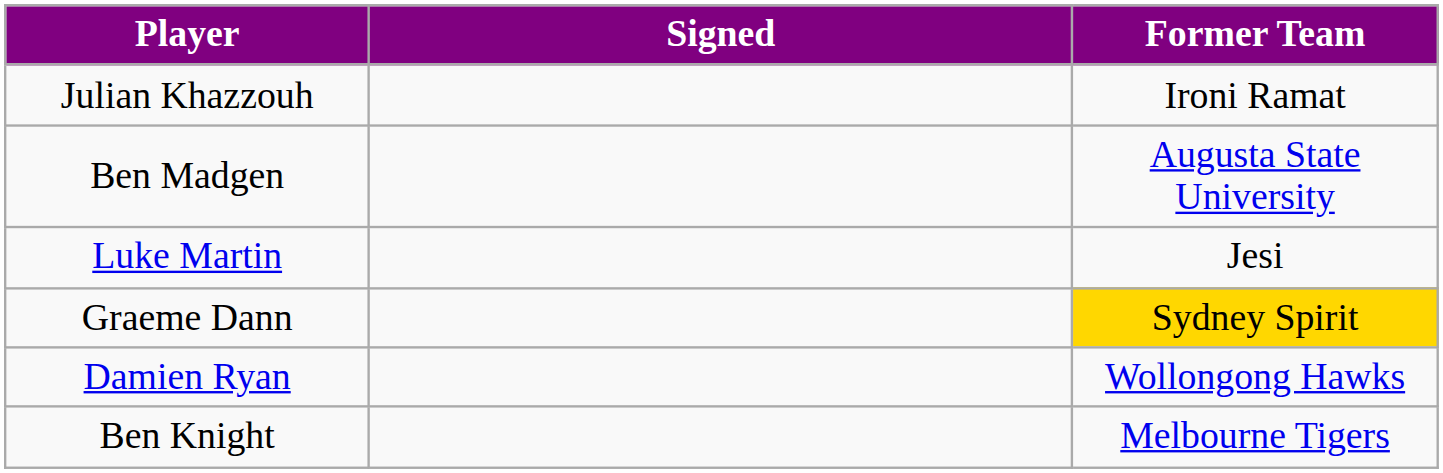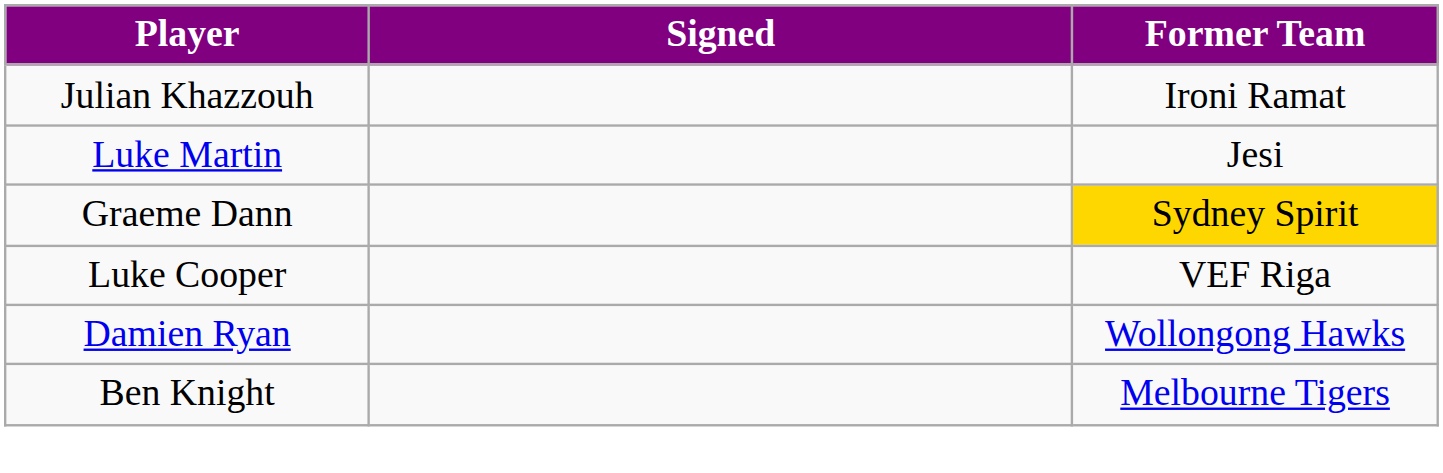- row: (187, 175)
+ row: (187, 273)
